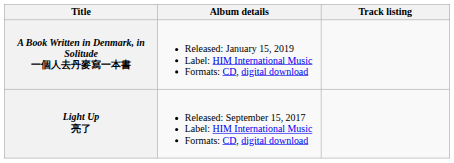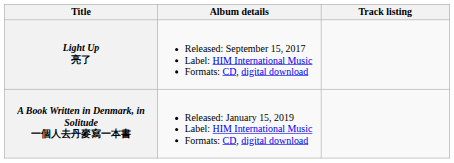rows swapped: (81, 123) <-> (81, 54)
